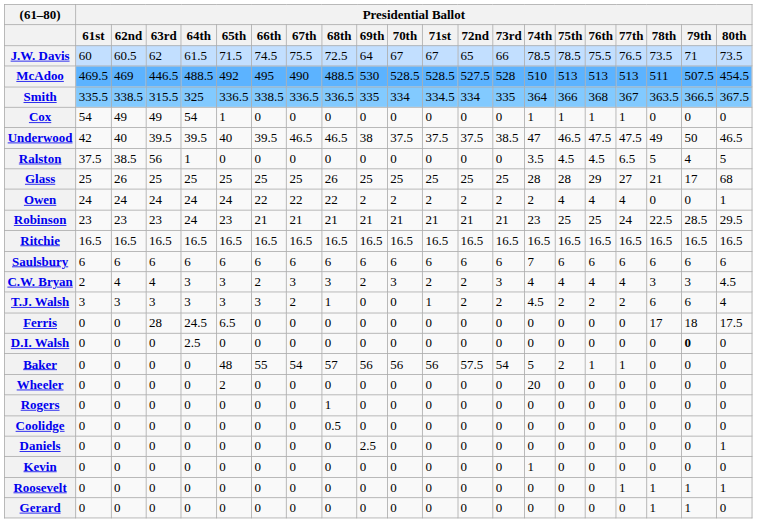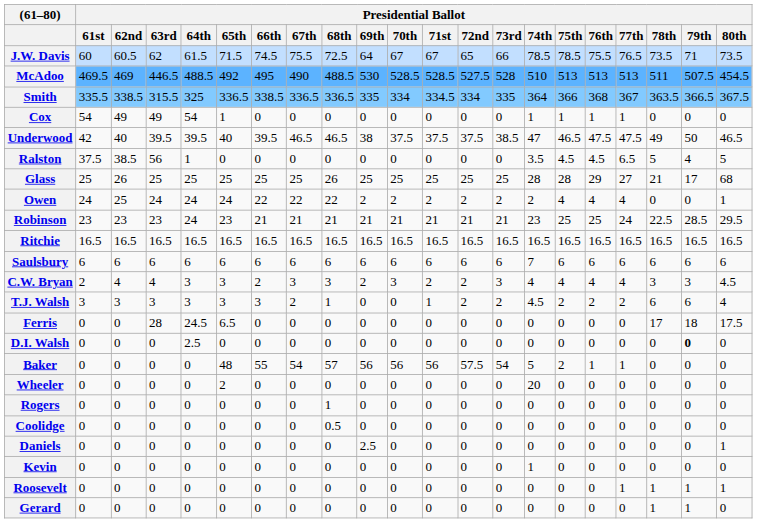(120, 199) 24 -> (120, 199) 25
